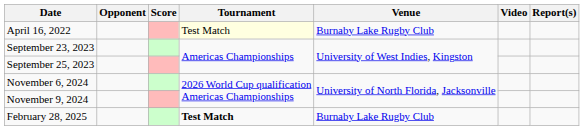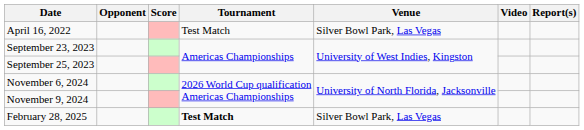(206, 30) lightyellow background -> (206, 30) no background
(375, 30) Burnaby Lake Rugby Club -> (379, 30) Silver Bowl Park, Las Vegas
(375, 116) Burnaby Lake Rugby Club -> (379, 116) Silver Bowl Park, Las Vegas
